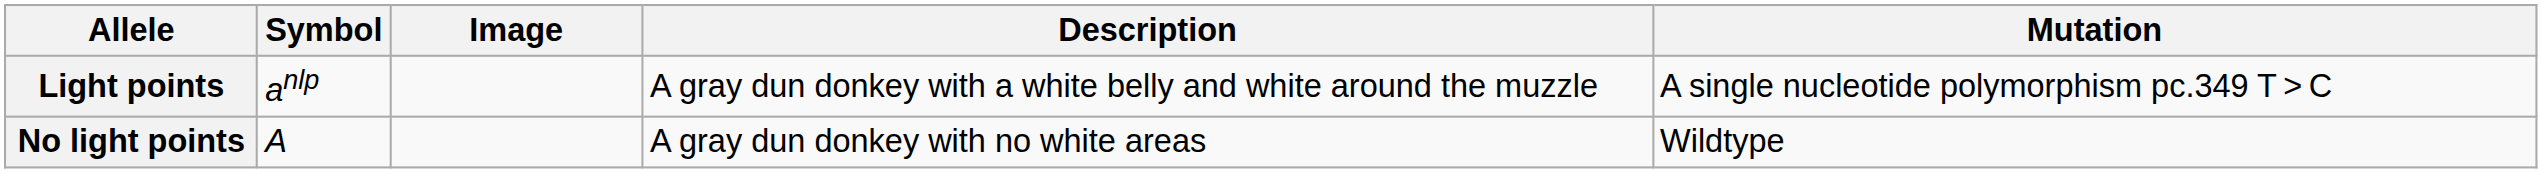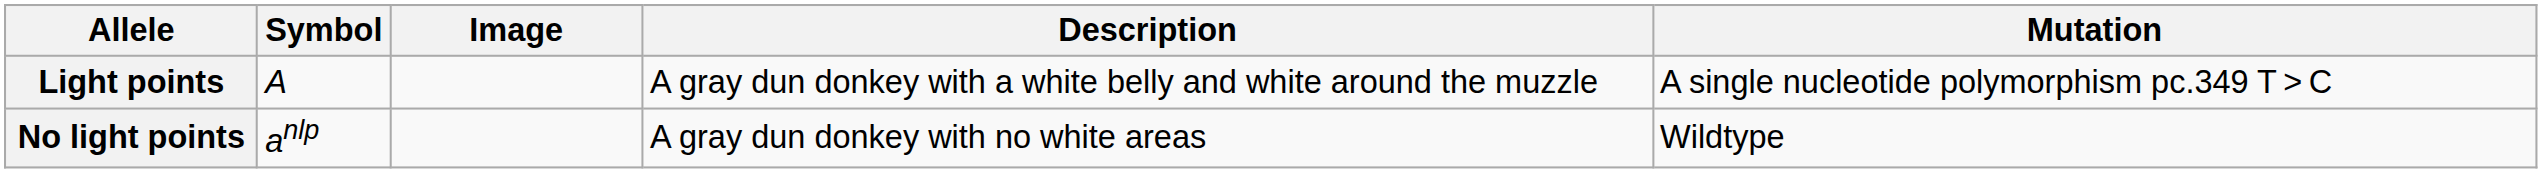(292, 86) anlp -> (276, 81) A
(276, 142) A -> (292, 137) anlp
